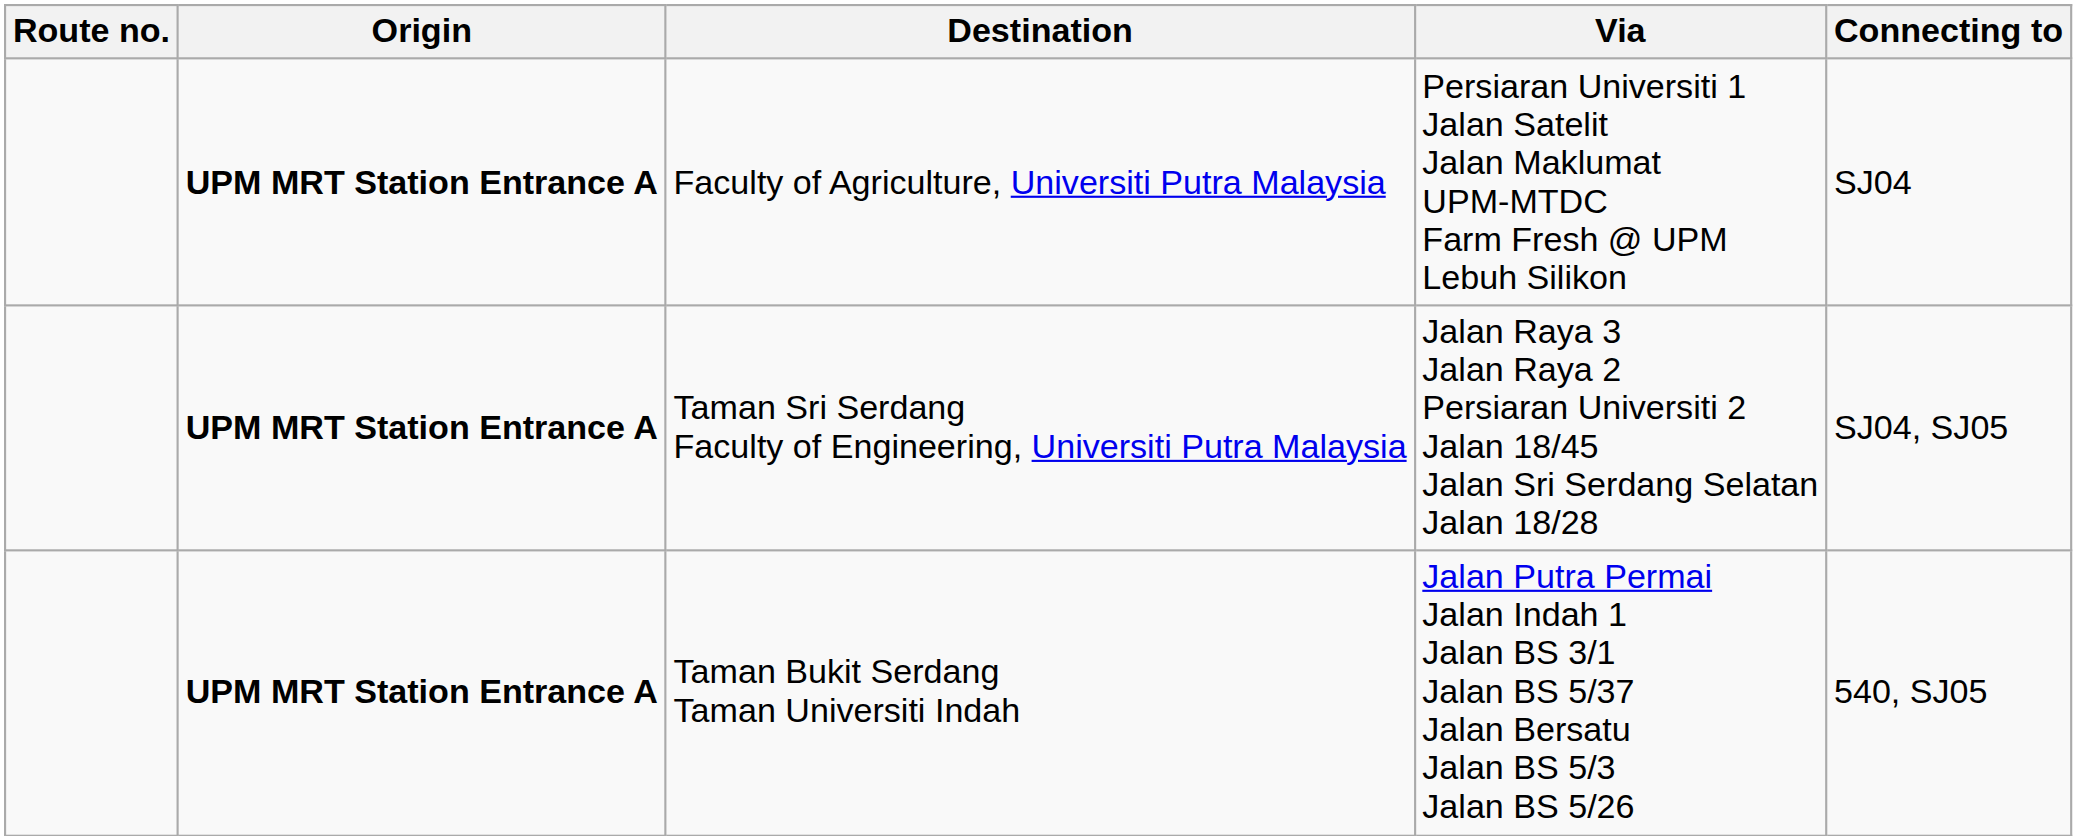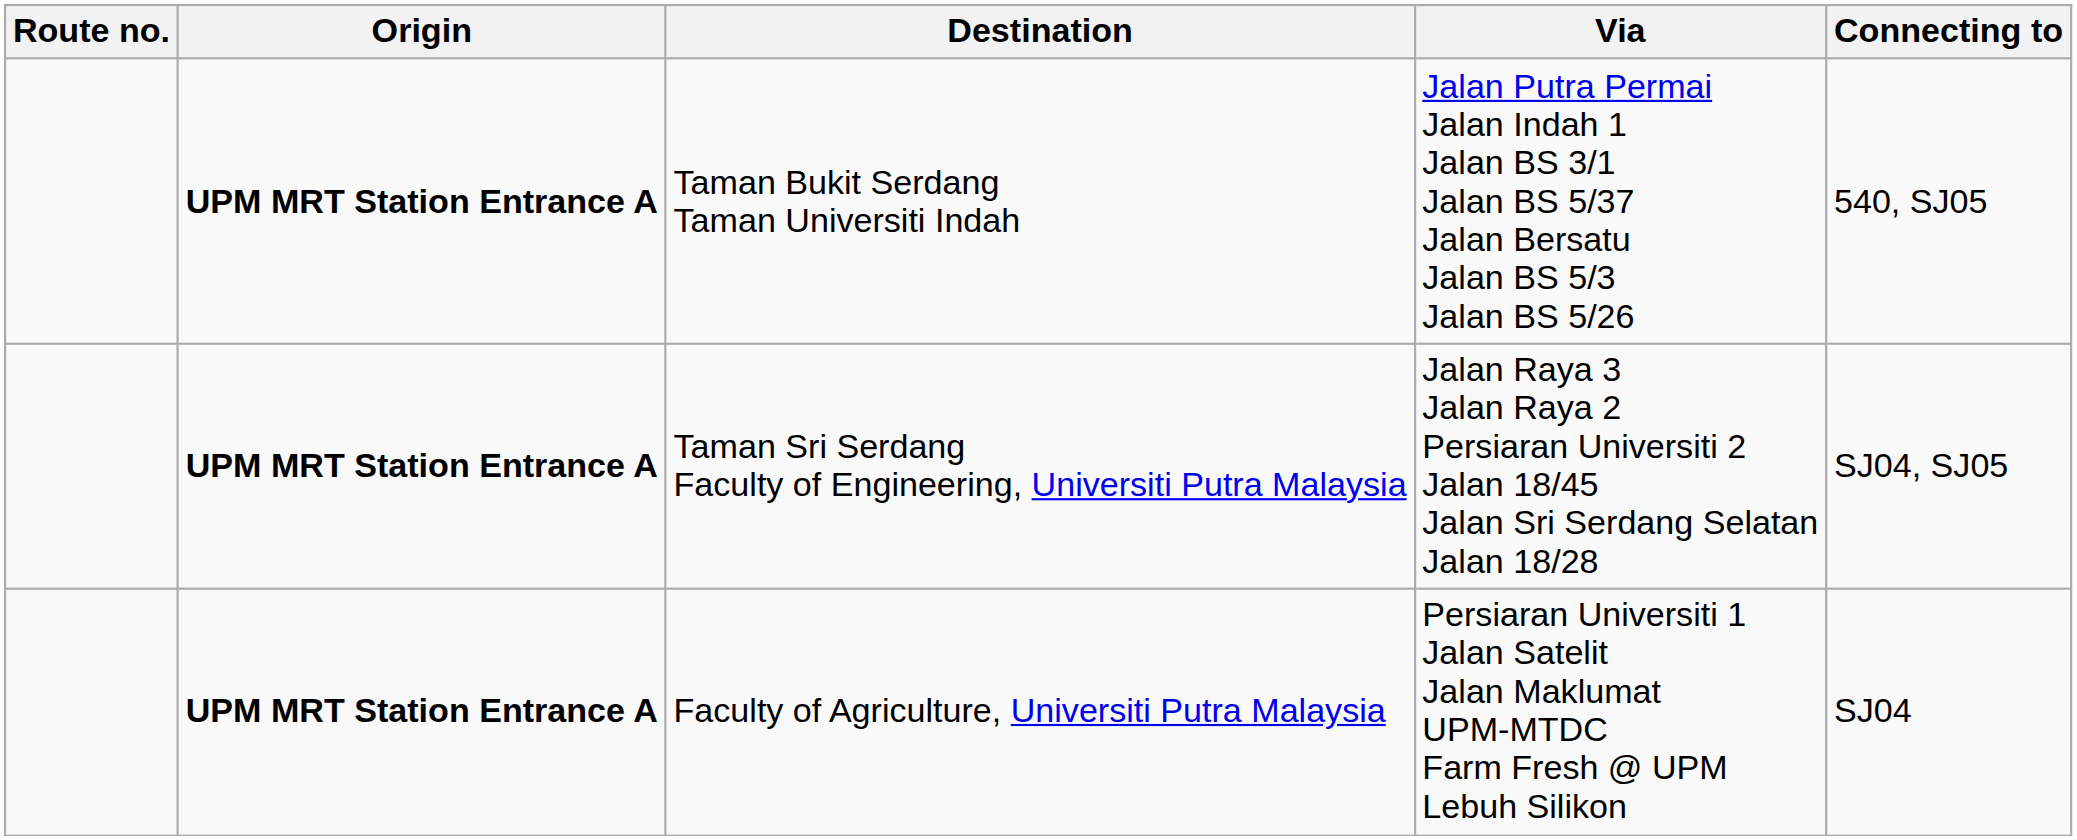rows swapped: (847, 692) <-> (1030, 181)
